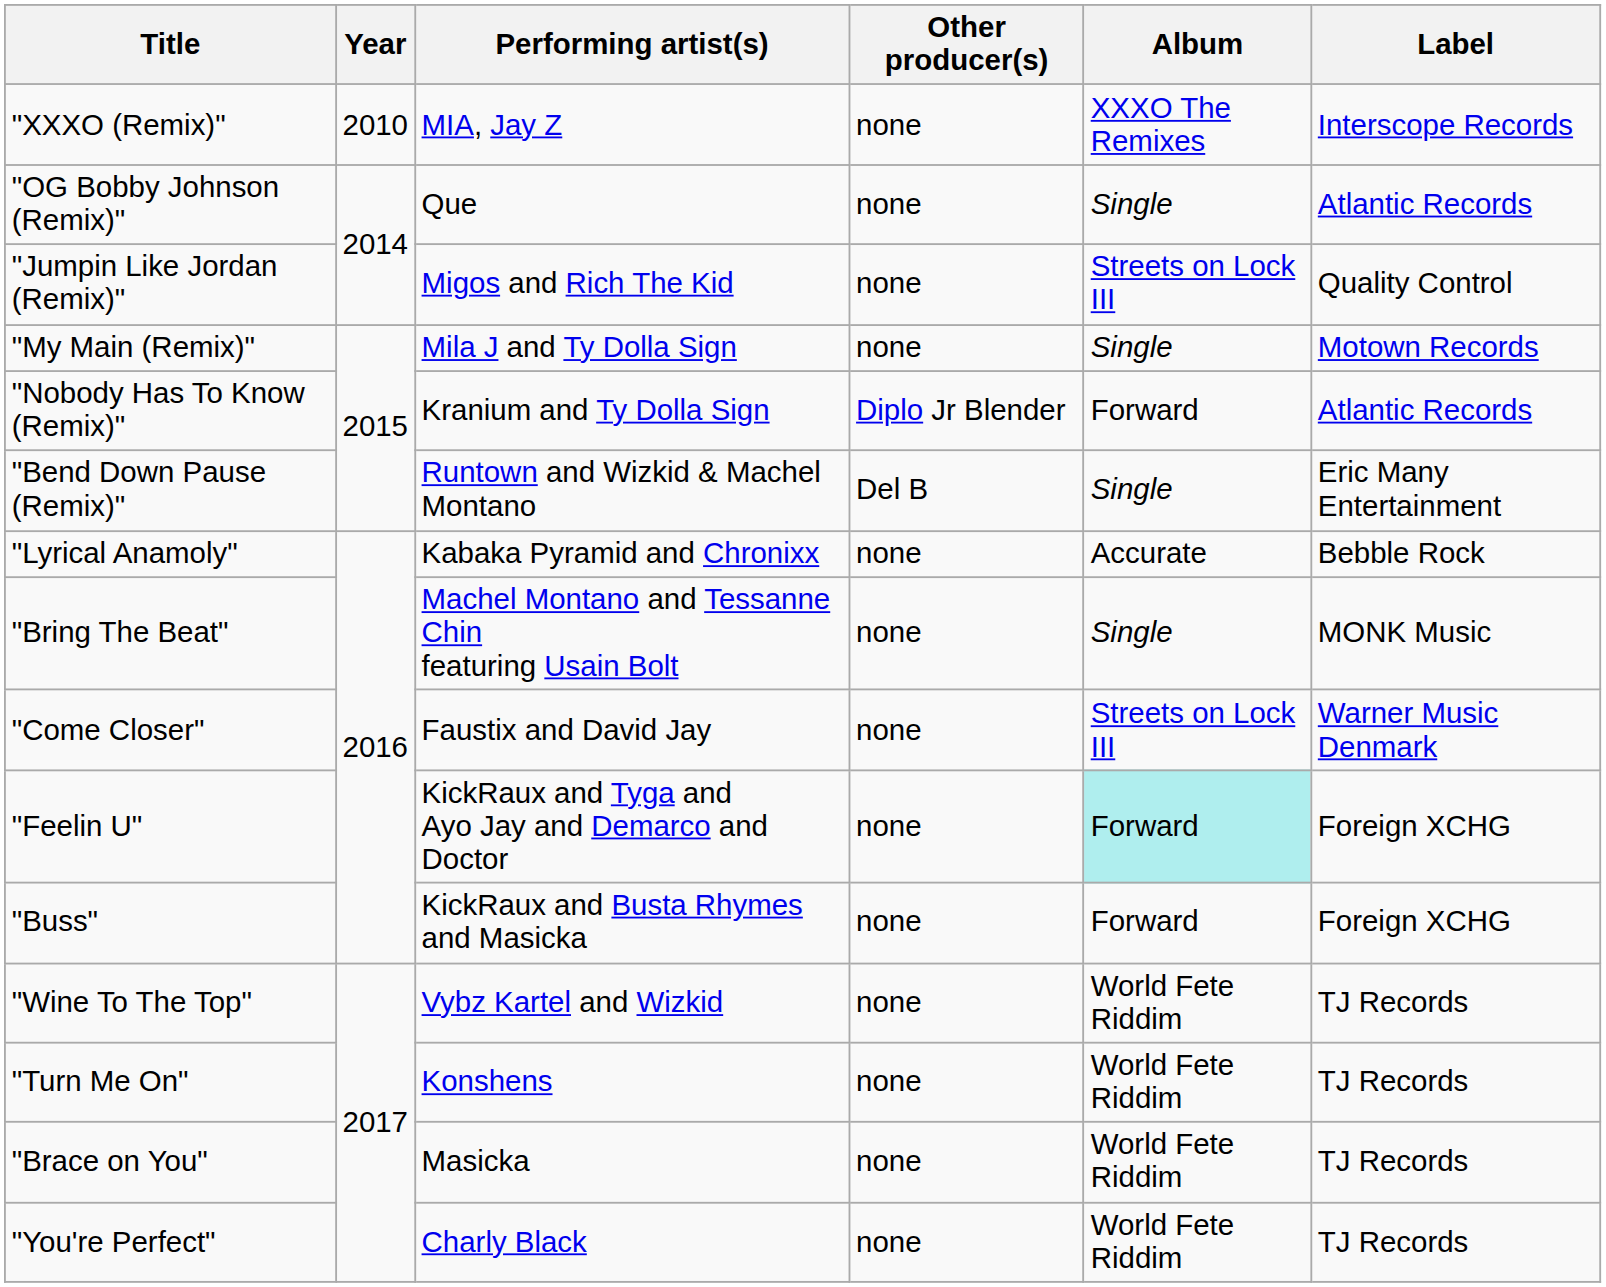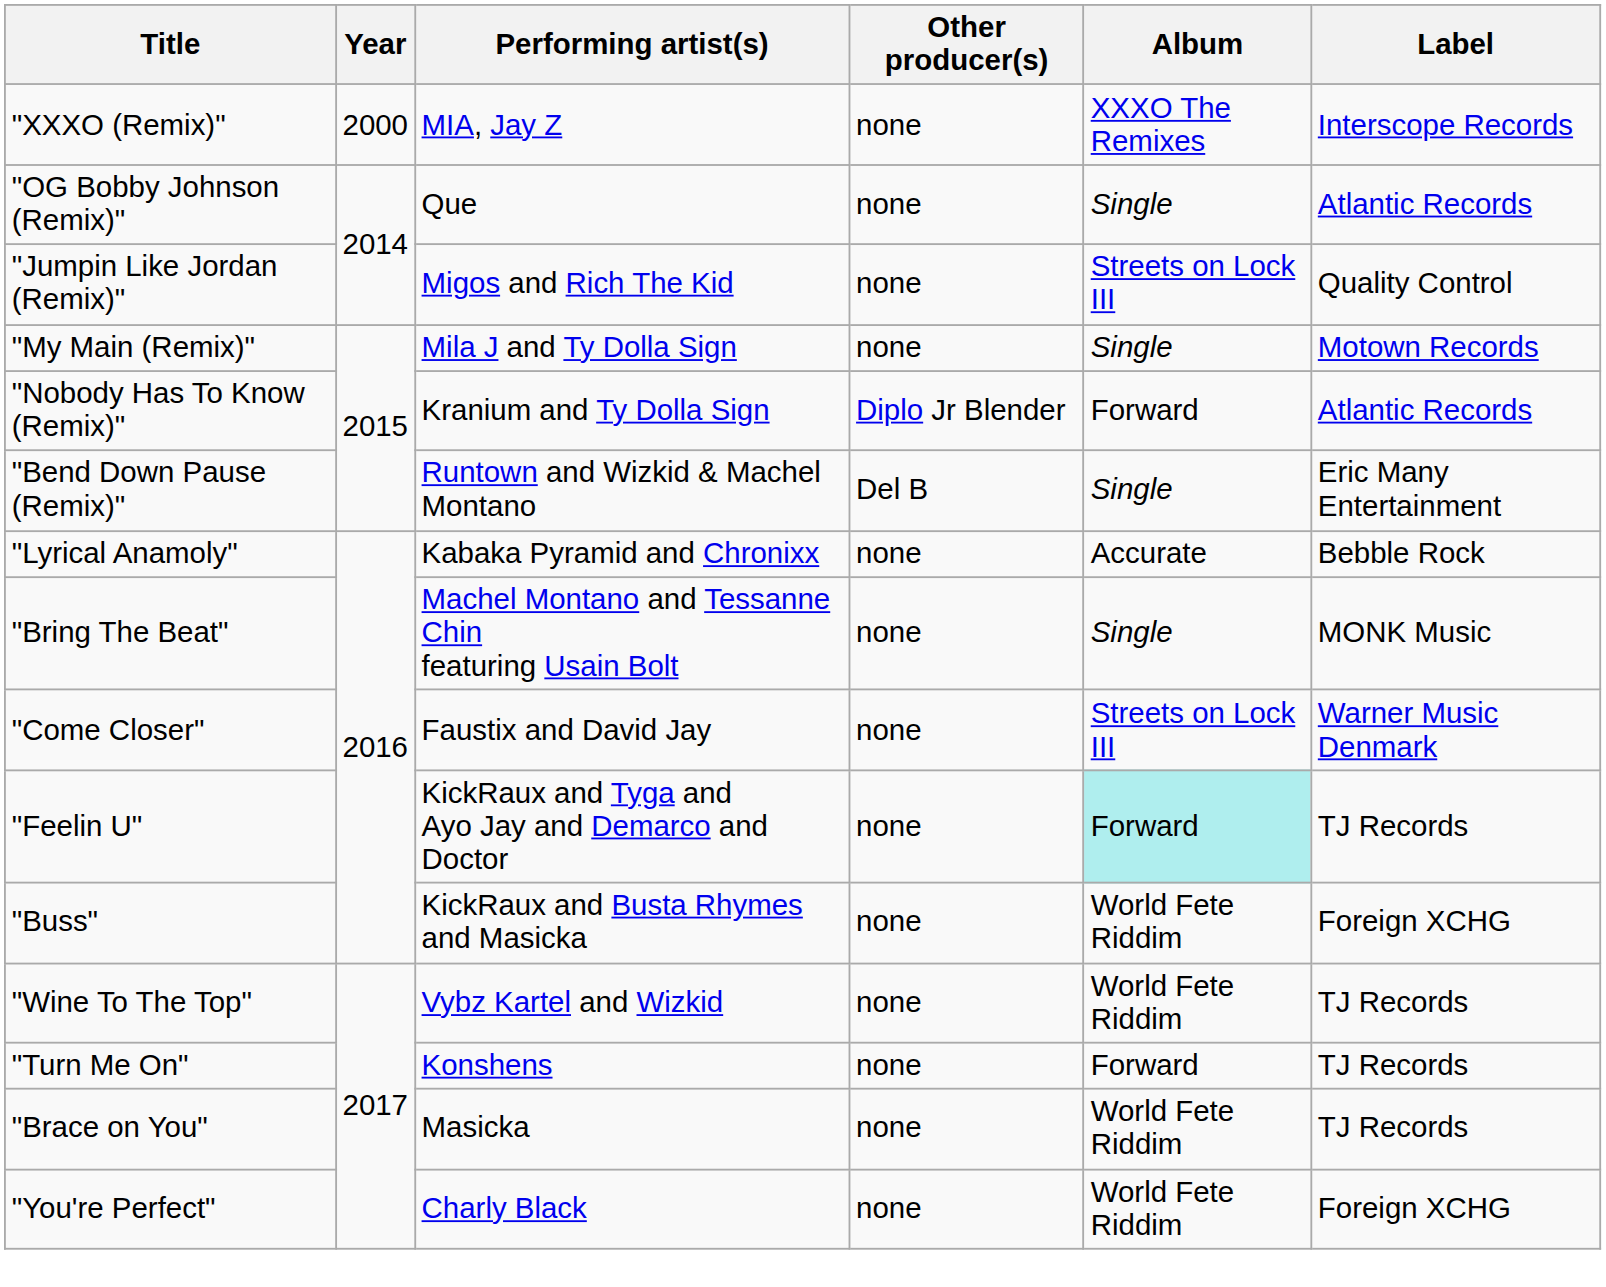(375, 124) 2010 -> (375, 124) 2000
(1414, 825) Foreign XCHG -> (1393, 825) TJ Records
(1145, 922) Forward -> (1162, 922) World Fete Riddim
(1162, 1081) World Fete Riddim -> (1145, 1065) Forward
(1393, 1241) TJ Records -> (1414, 1208) Foreign XCHG
